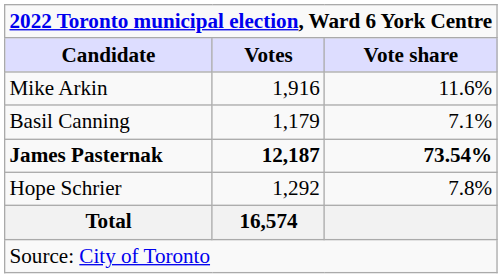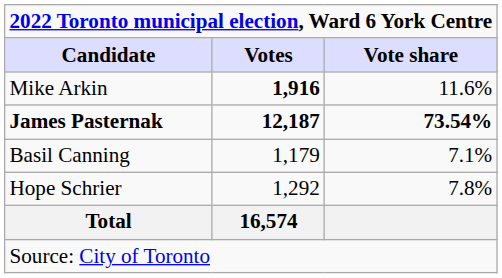(296, 88) normal -> (296, 88) bold
rows swapped: (70, 121) <-> (86, 155)
